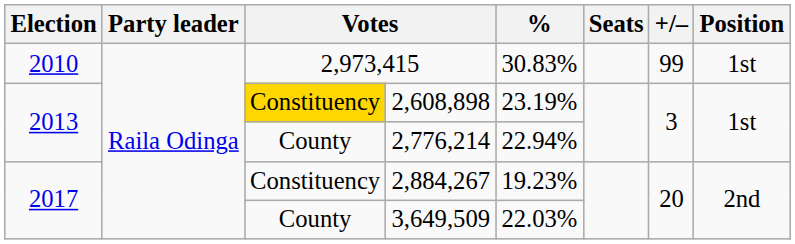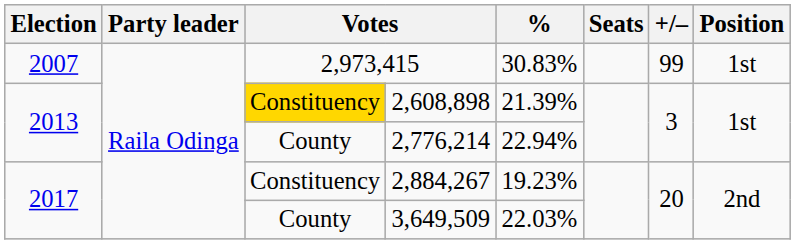(54, 63) 2010 -> (54, 63) 2007
(539, 102) 23.19% -> (539, 102) 21.39%
